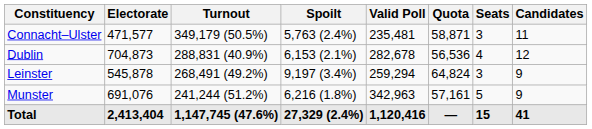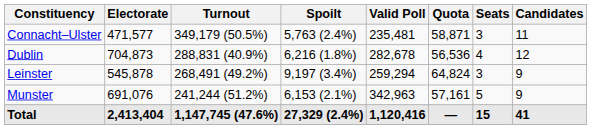(320, 54) 6,153 (2.1%) -> (320, 54) 6,216 (1.8%)
(320, 94) 6,216 (1.8%) -> (320, 94) 6,153 (2.1%)
